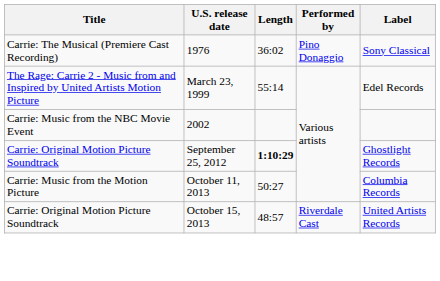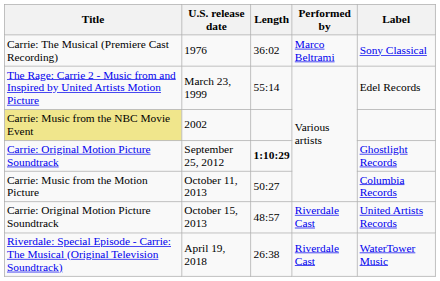(321, 50) Pino Donaggio -> (315, 50) Marco Beltrami
(89, 125) no background -> (89, 125) khaki background
+ row: (205, 254)
